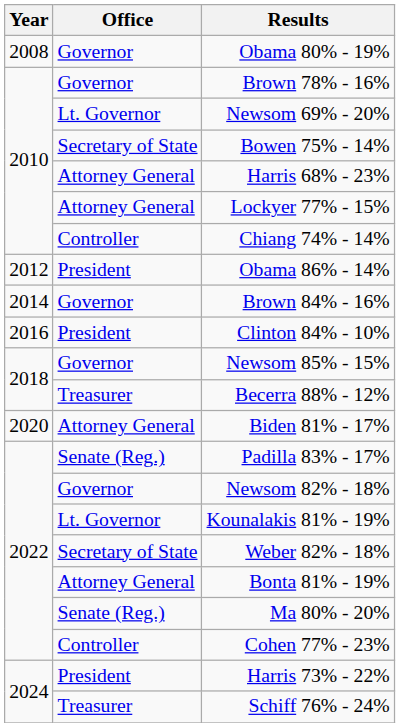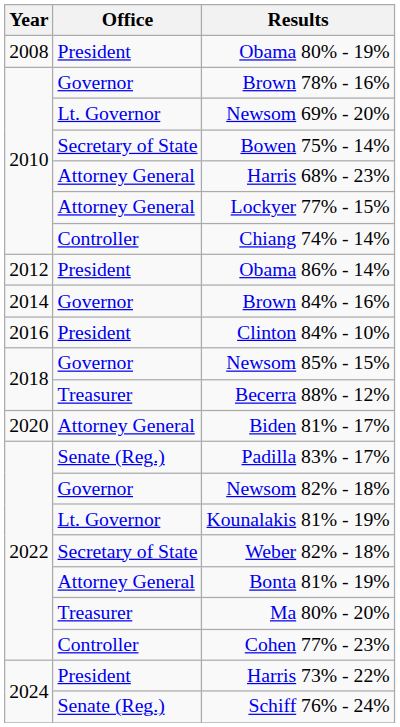(95, 51) Governor -> (94, 51) President
(111, 613) Senate (Reg.) -> (95, 613) Treasurer
(95, 706) Treasurer -> (111, 706) Senate (Reg.)
